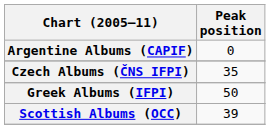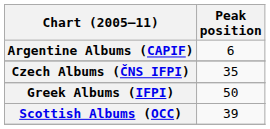(231, 51) 0 -> (231, 51) 6
